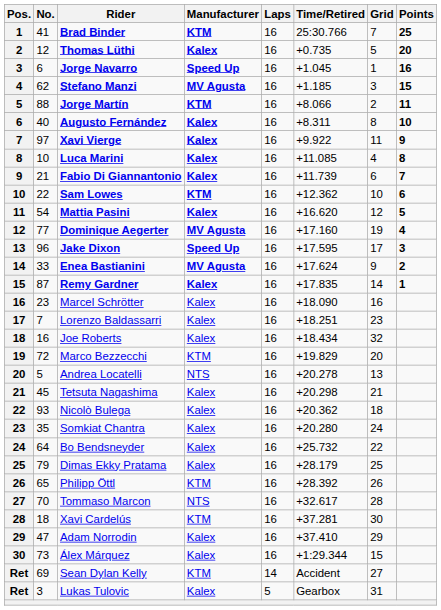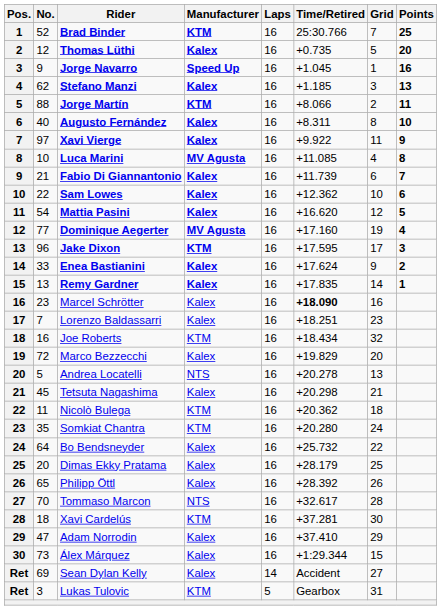(43, 32) 41 -> (43, 32) 52
(40, 68) 6 -> (40, 68) 9
(216, 86) MV Agusta -> (202, 86) Kalex
(405, 86) 15 -> (405, 86) 13
(202, 158) Kalex -> (216, 158) MV Agusta
(199, 194) KTM -> (202, 194) Kalex
(213, 248) Speed Up -> (199, 248) KTM
(216, 266) MV Agusta -> (202, 266) Kalex
(43, 284) 87 -> (43, 284) 13
(317, 302) normal -> (317, 302) bold
(201, 338) Kalex -> (199, 338) KTM
(199, 356) KTM -> (201, 356) Kalex
(43, 411) 93 -> (42, 411) 11
(201, 411) Kalex -> (199, 411) KTM
(201, 429) Kalex -> (199, 429) KTM
(43, 465) 79 -> (43, 465) 20
(199, 483) KTM -> (201, 483) Kalex
(199, 573) KTM -> (201, 573) Kalex
(201, 591) Kalex -> (199, 591) KTM
